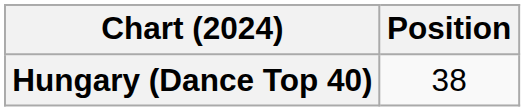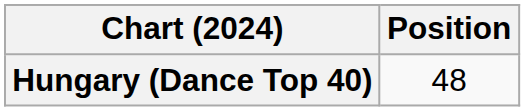(449, 79) 38 -> (449, 79) 48
